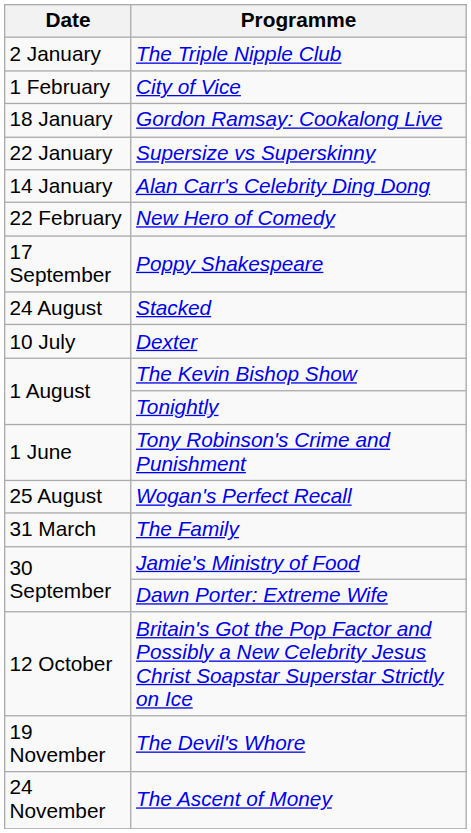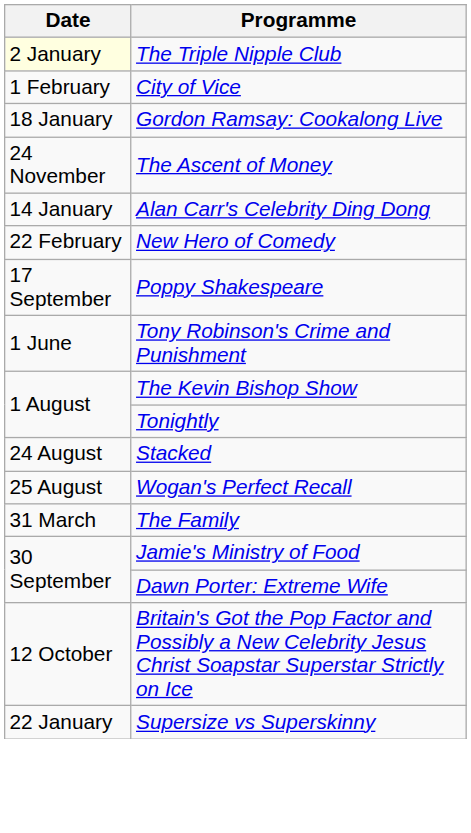(55, 53) no background -> (55, 53) lightyellow background
rows swapped: (256, 152) <-> (234, 799)
rows swapped: (263, 451) <-> (174, 308)
- row: (167, 341)
- row: (221, 743)
